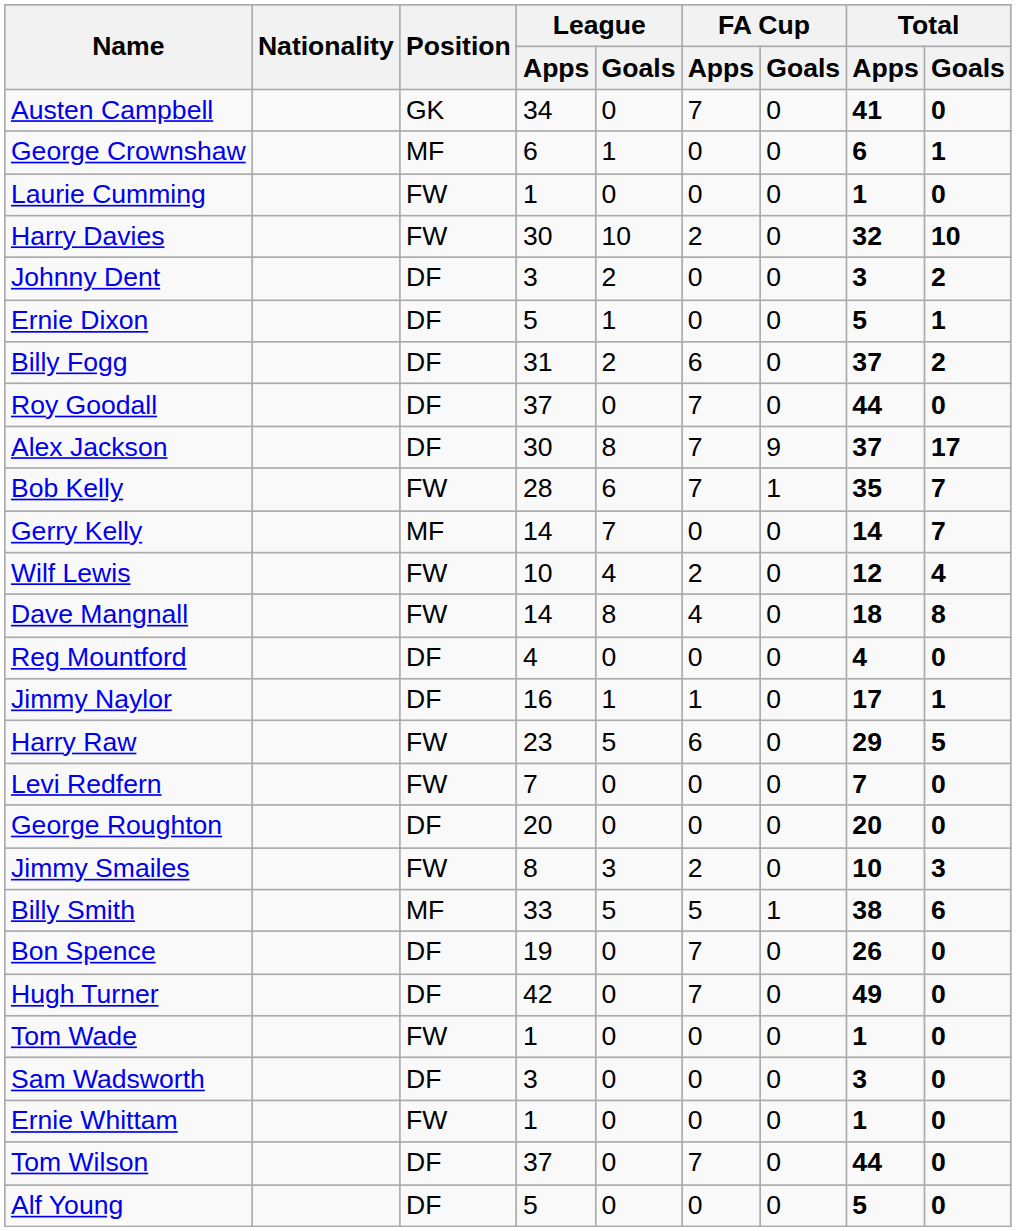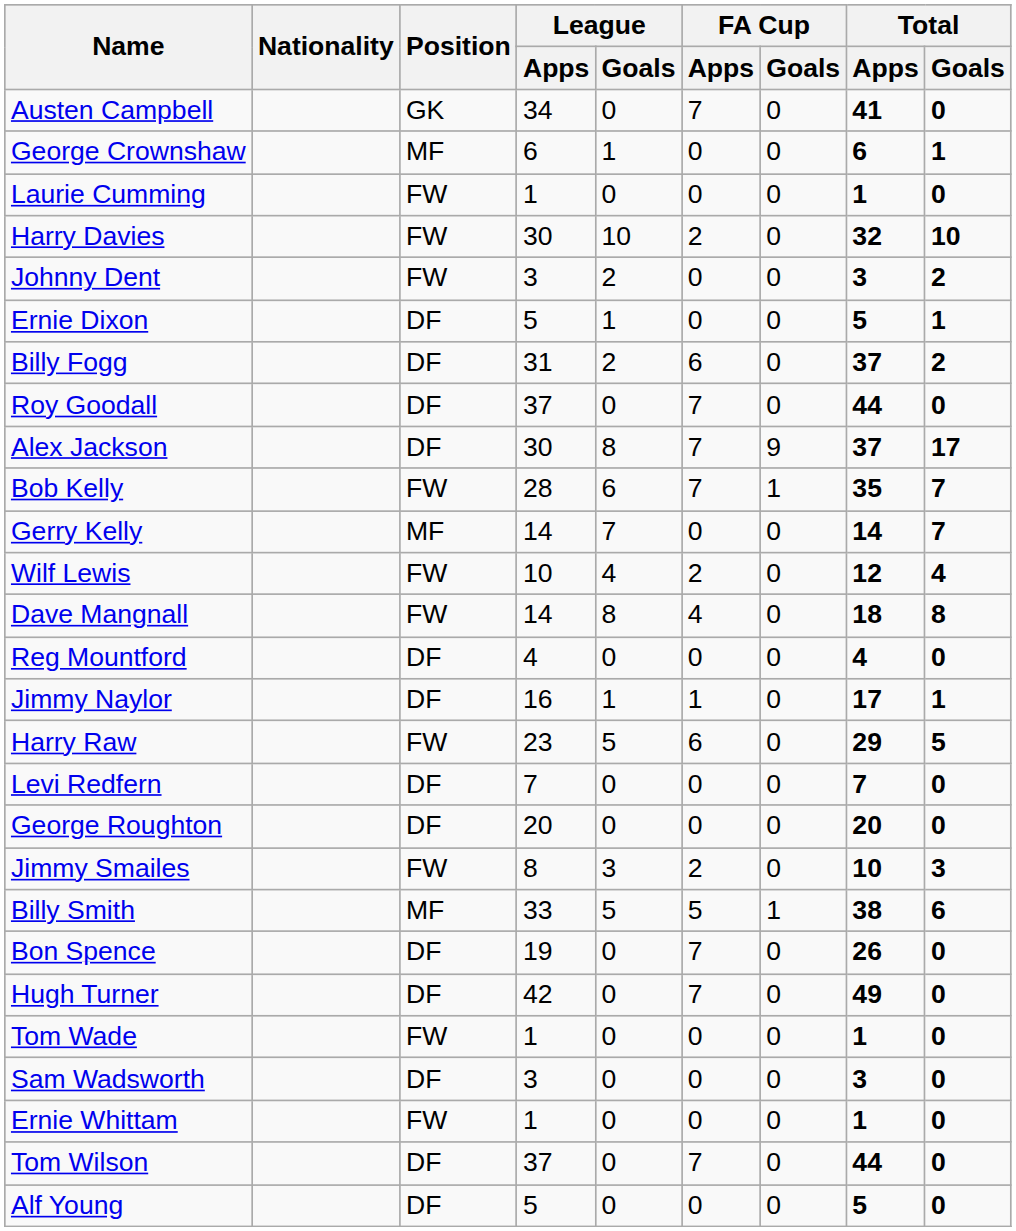(424, 278) DF -> (427, 278) FW
(427, 783) FW -> (424, 783) DF
